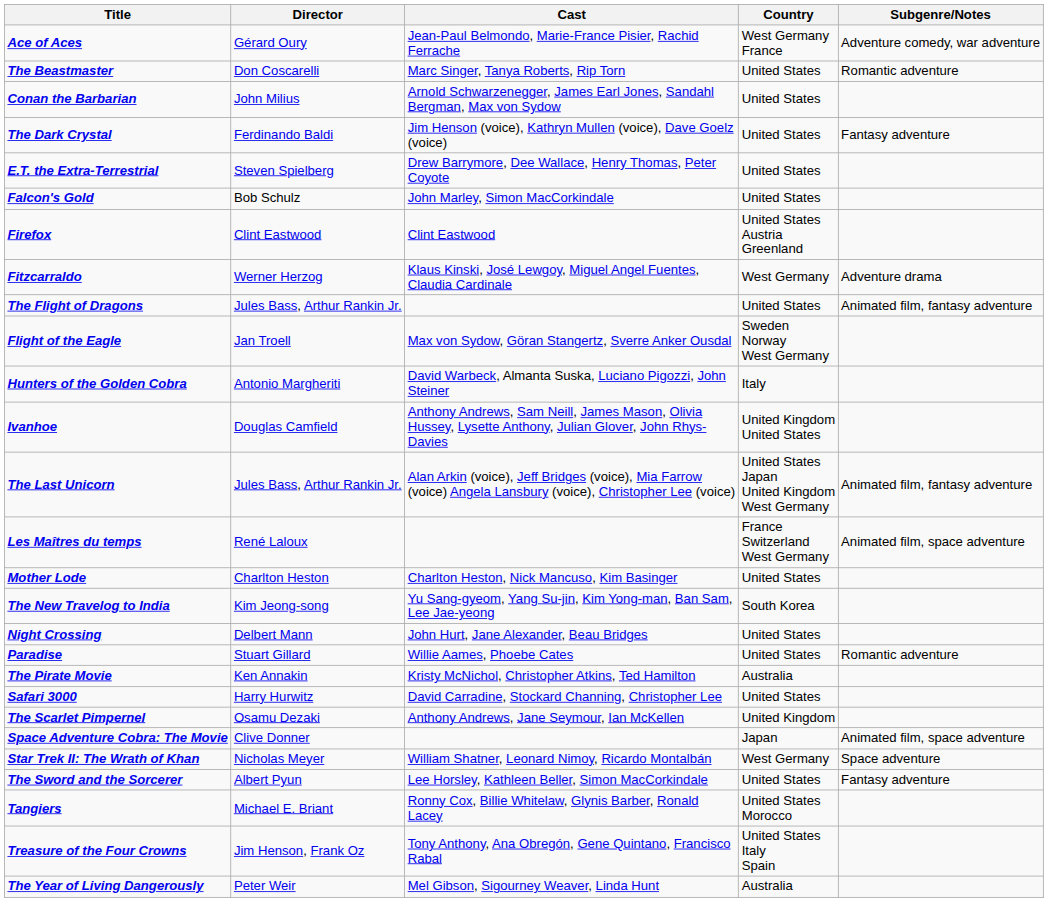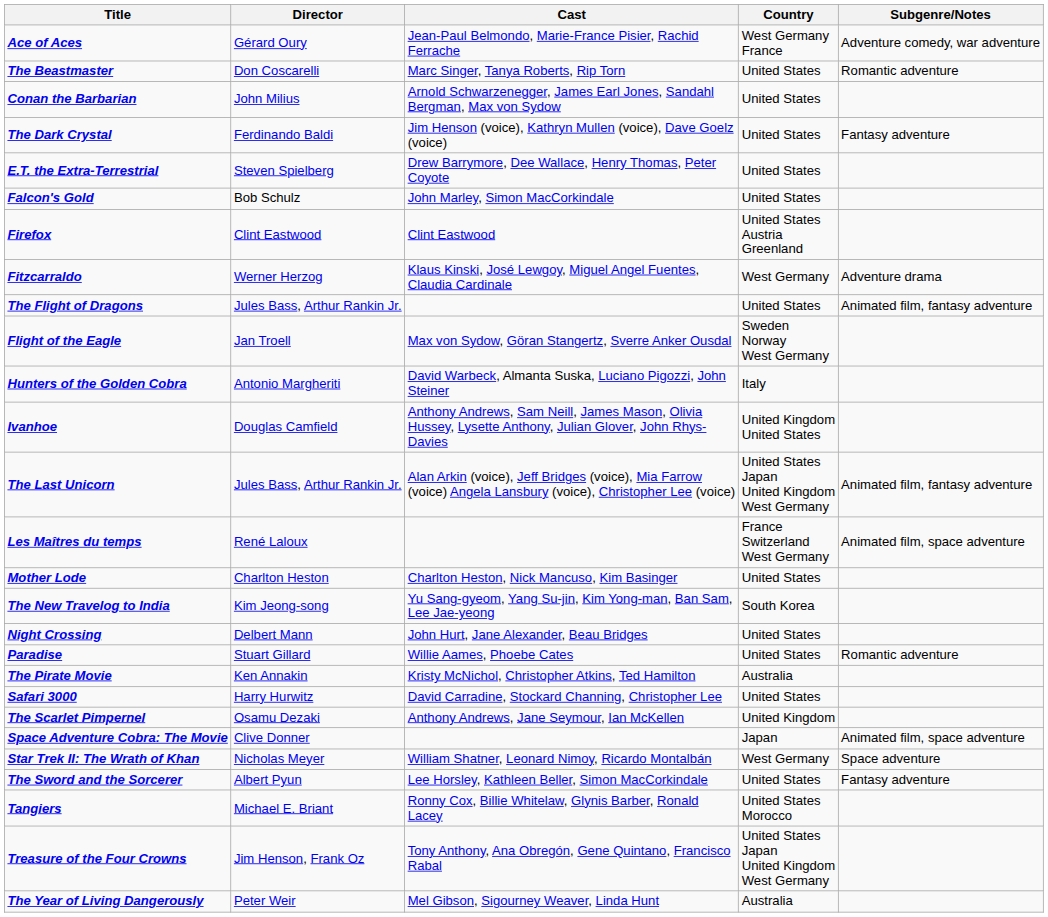(781, 851) United States Italy Spain -> (788, 858) United States Japan United Kingdom West Germany
